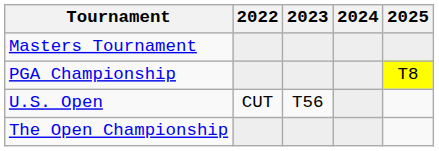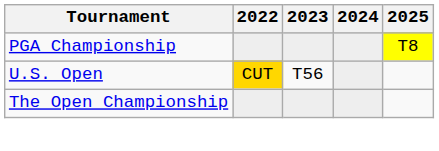- row: (103, 47)
(258, 103) no background -> (258, 75) gold background
